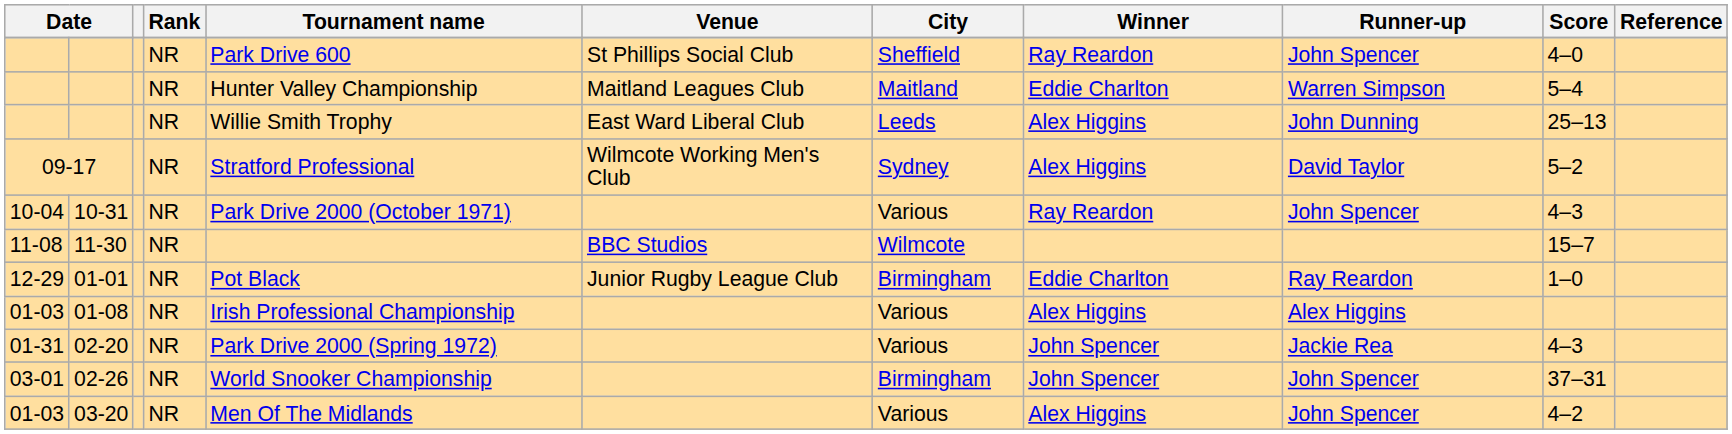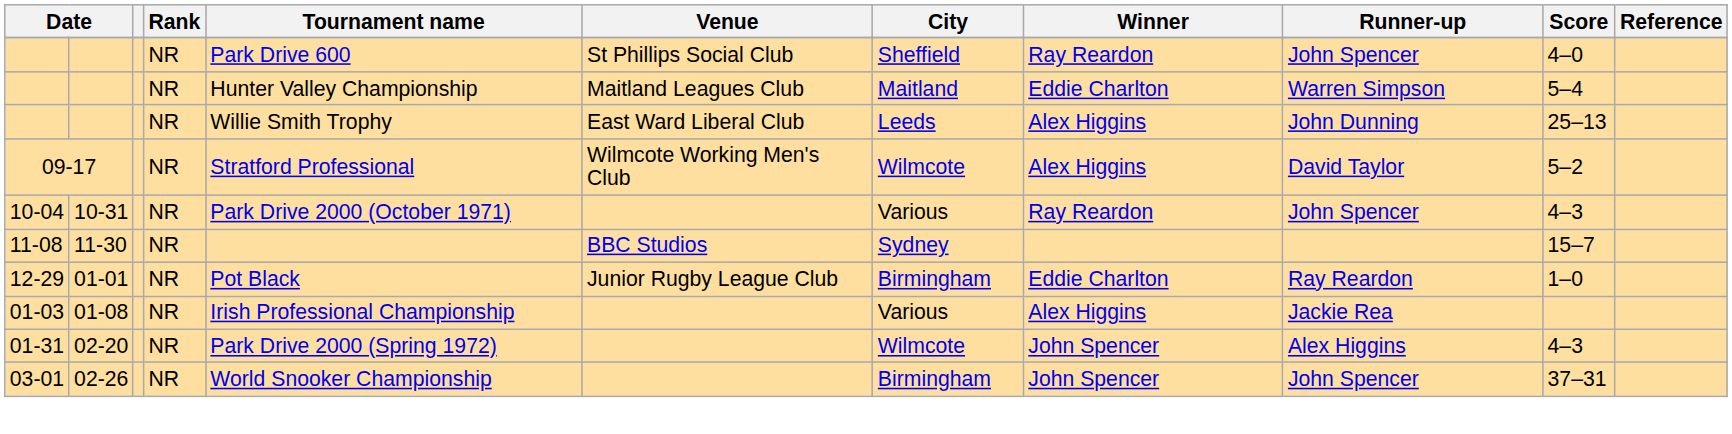(913, 167) Sydney -> (921, 167) Wilmcote
(921, 245) Wilmcote -> (913, 245) Sydney
(1347, 312) Alex Higgins -> (1340, 312) Jackie Rea
(913, 345) Various -> (921, 345) Wilmcote
(1340, 345) Jackie Rea -> (1347, 345) Alex Higgins
- row: (37, 412)
